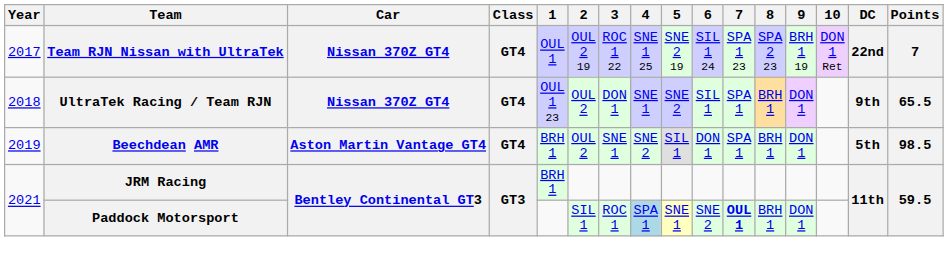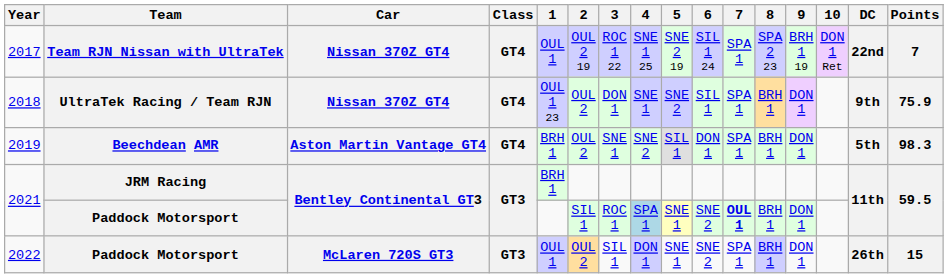(739, 52) SPA 1 23 -> (739, 52) SPA 1
(915, 102) 65.5 -> (915, 102) 75.9
(915, 146) 98.5 -> (915, 146) 98.3
+ row: (24, 255)
